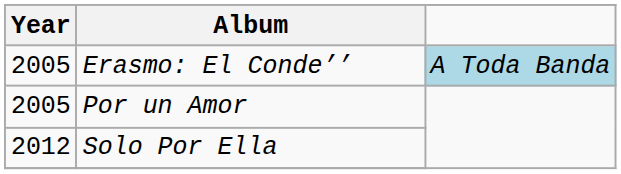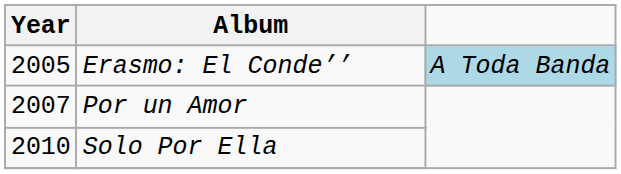(41, 107) 2005 -> (41, 107) 2007
(41, 147) 2012 -> (41, 147) 2010
